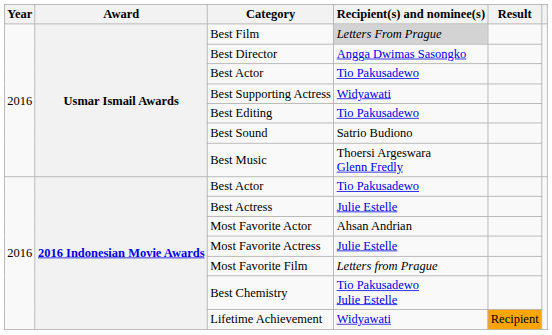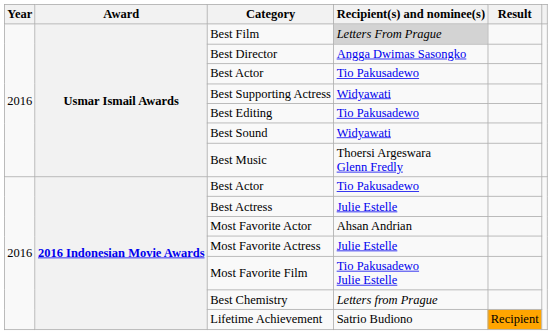(375, 133) Satrio Budiono -> (364, 133) Widyawati
(387, 265) Letters from Prague -> (378, 272) Tio Pakusadewo Julie Estelle
(378, 292) Tio Pakusadewo Julie Estelle -> (387, 299) Letters from Prague
(364, 319) Widyawati -> (375, 319) Satrio Budiono
